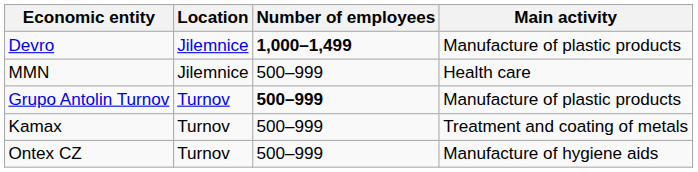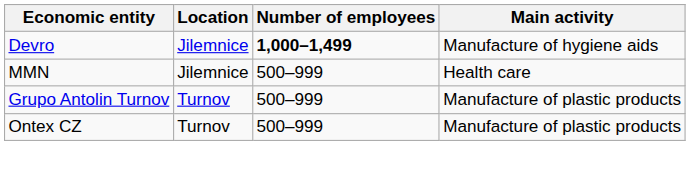(562, 45) Manufacture of plastic products -> (551, 45) Manufacture of hygiene aids
(290, 99) bold -> (290, 99) normal
- row: (35, 126)
(551, 153) Manufacture of hygiene aids -> (562, 126) Manufacture of plastic products
